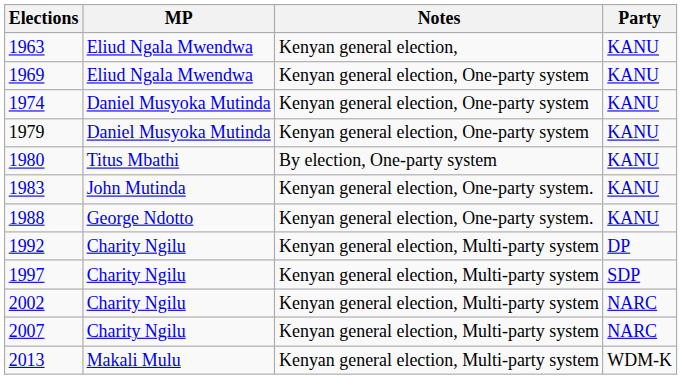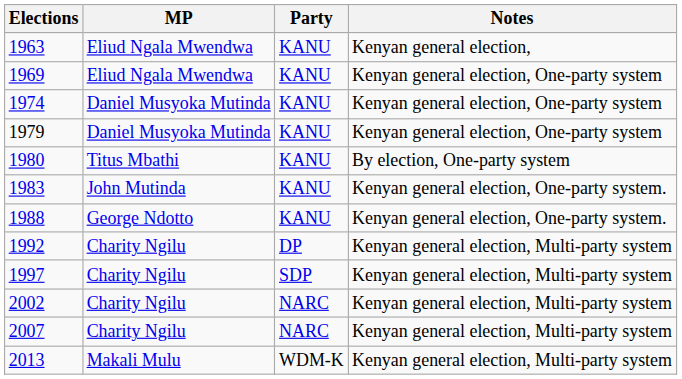columns swapped: (640, 18) <-> (439, 18)
